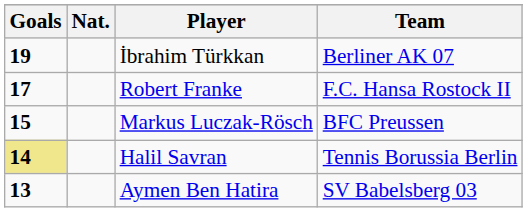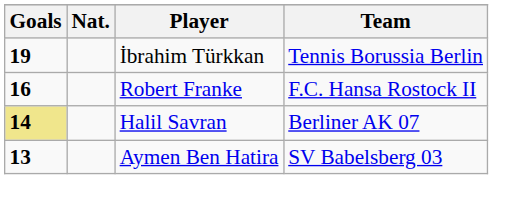(388, 55) Berliner AK 07 -> (386, 55) Tennis Borussia Berlin
(20, 88) 17 -> (20, 88) 16
- row: (216, 122)
(420, 156) Tennis Borussia Berlin -> (354, 122) Berliner AK 07
